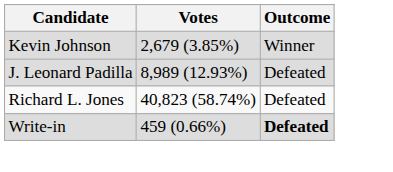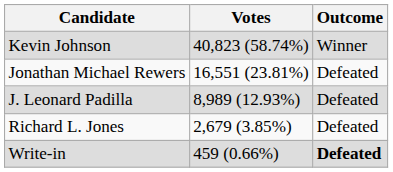(190, 45) 2,679 (3.85%) -> (251, 45) 40,823 (58.74%)
+ row: (97, 72)
(198, 99) 40,823 (58.74%) -> (242, 126) 2,679 (3.85%)
